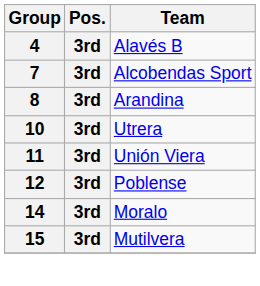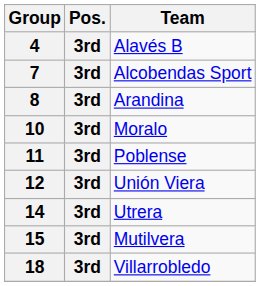(138, 128) Utrera -> (140, 128) Moralo
(159, 156) Unión Viera -> (150, 156) Poblense
(150, 184) Poblense -> (159, 184) Unión Viera
(140, 211) Moralo -> (138, 211) Utrera
+ row: (35, 267)
